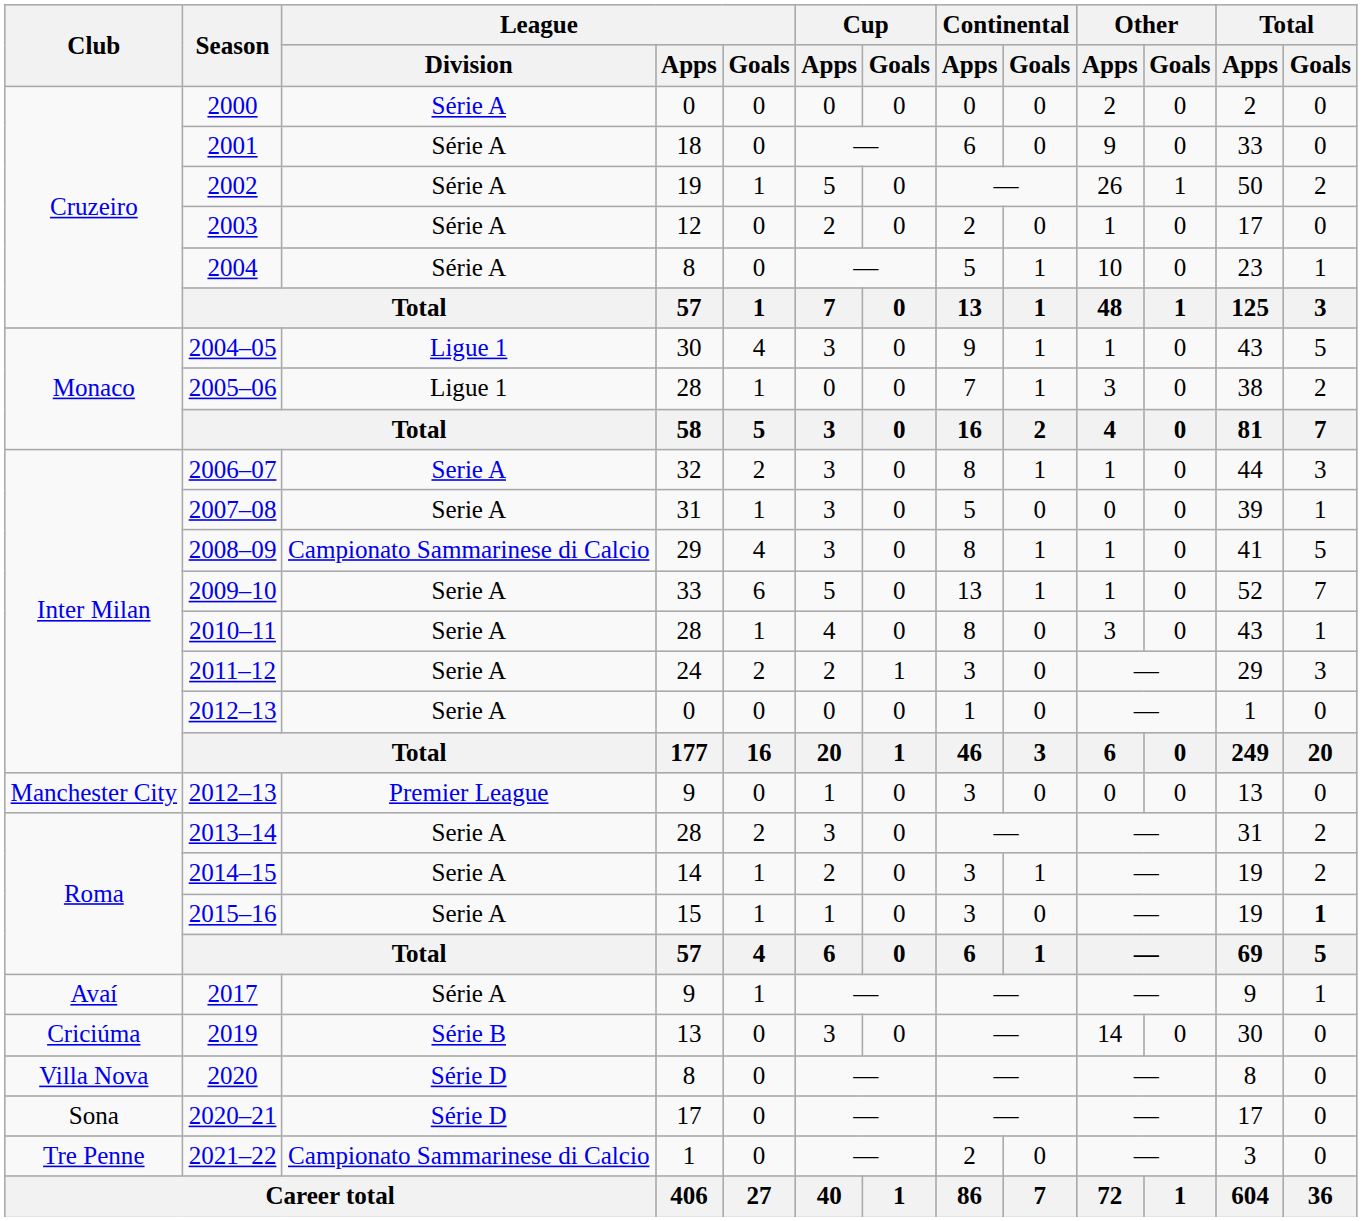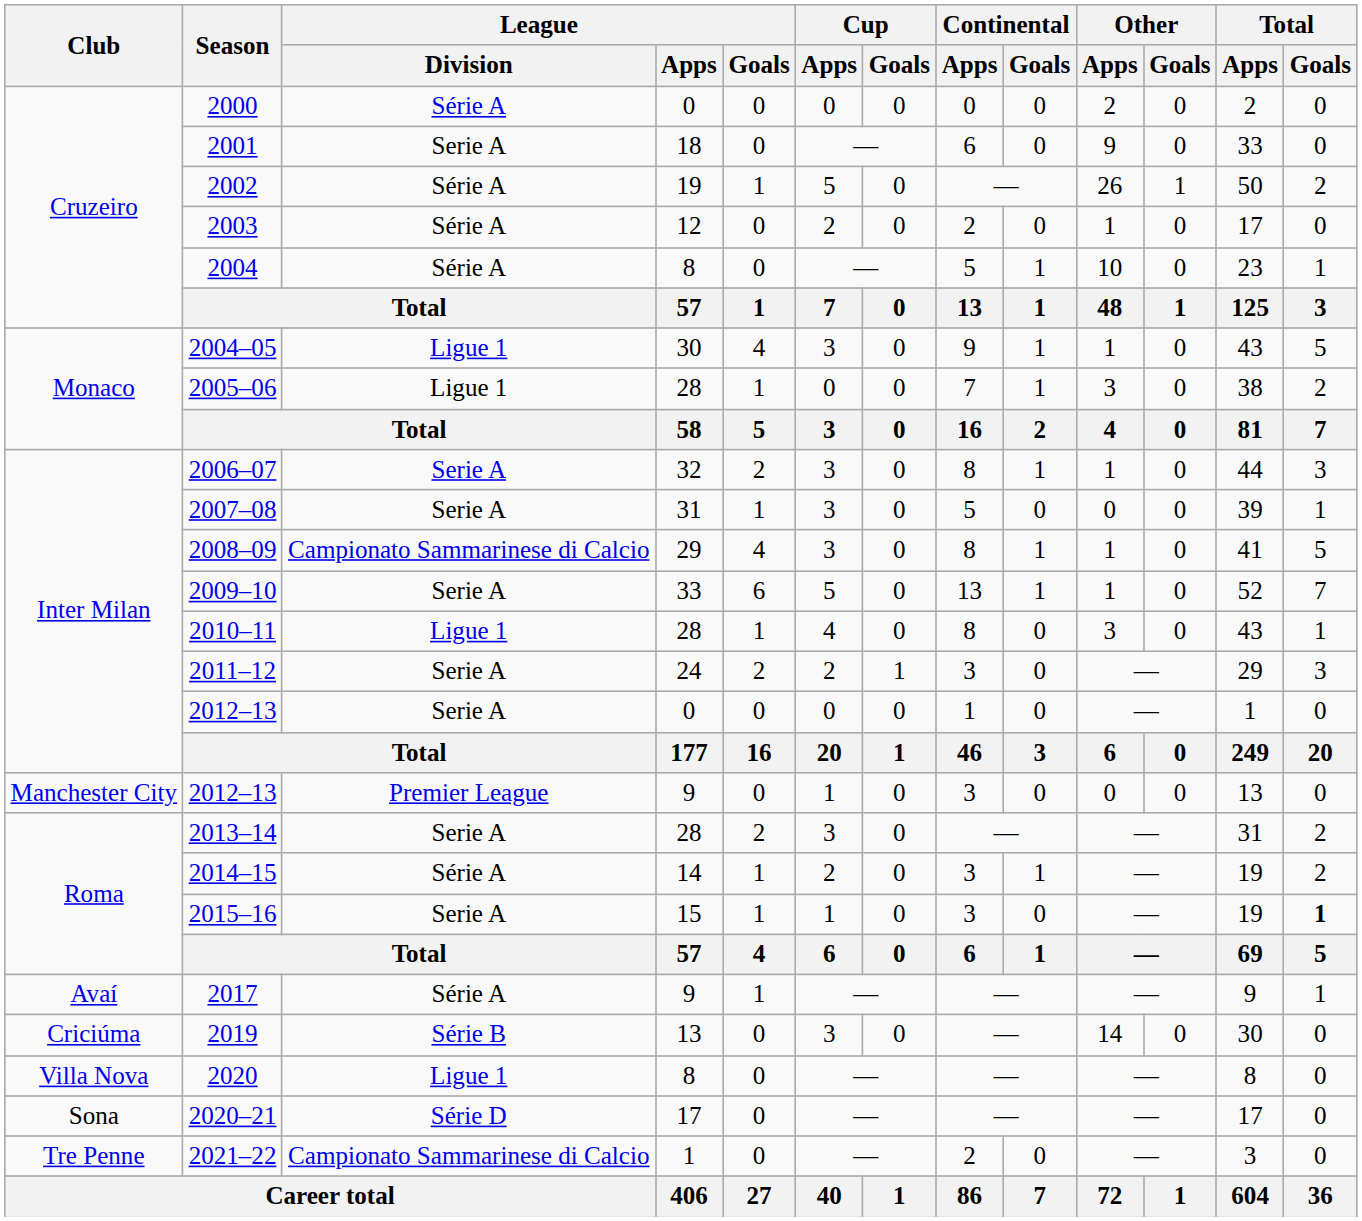(469, 145) Série A -> (469, 145) Serie A
(469, 630) Serie A -> (469, 630) Ligue 1
(469, 872) Serie A -> (469, 872) Série A
(469, 1074) Série D -> (469, 1074) Ligue 1
